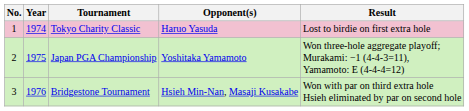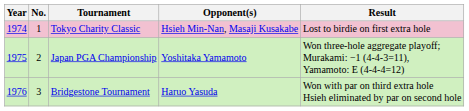columns swapped: (14, 12) <-> (36, 12)
(189, 29) Haruo Yasuda -> (230, 29) Hsieh Min-Nan, Masaji Kusakabe
(230, 92) Hsieh Min-Nan, Masaji Kusakabe -> (189, 92) Haruo Yasuda
